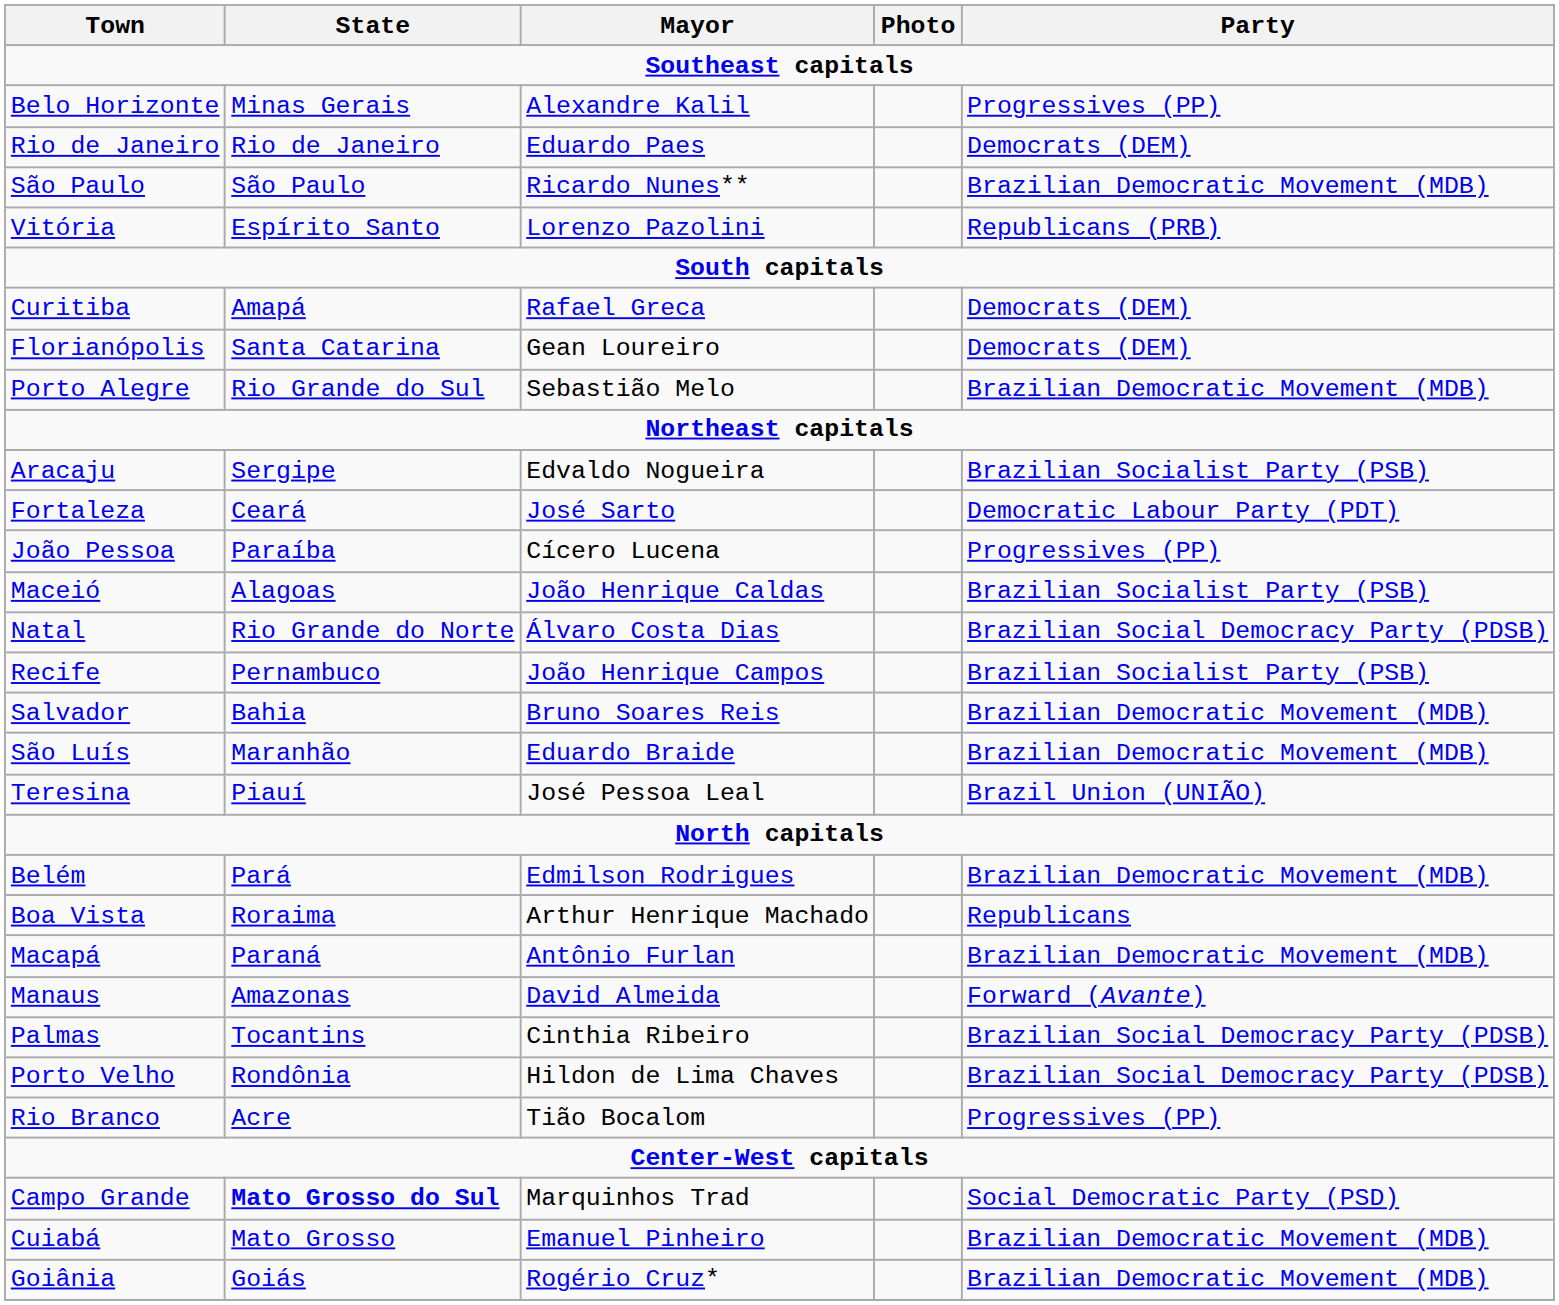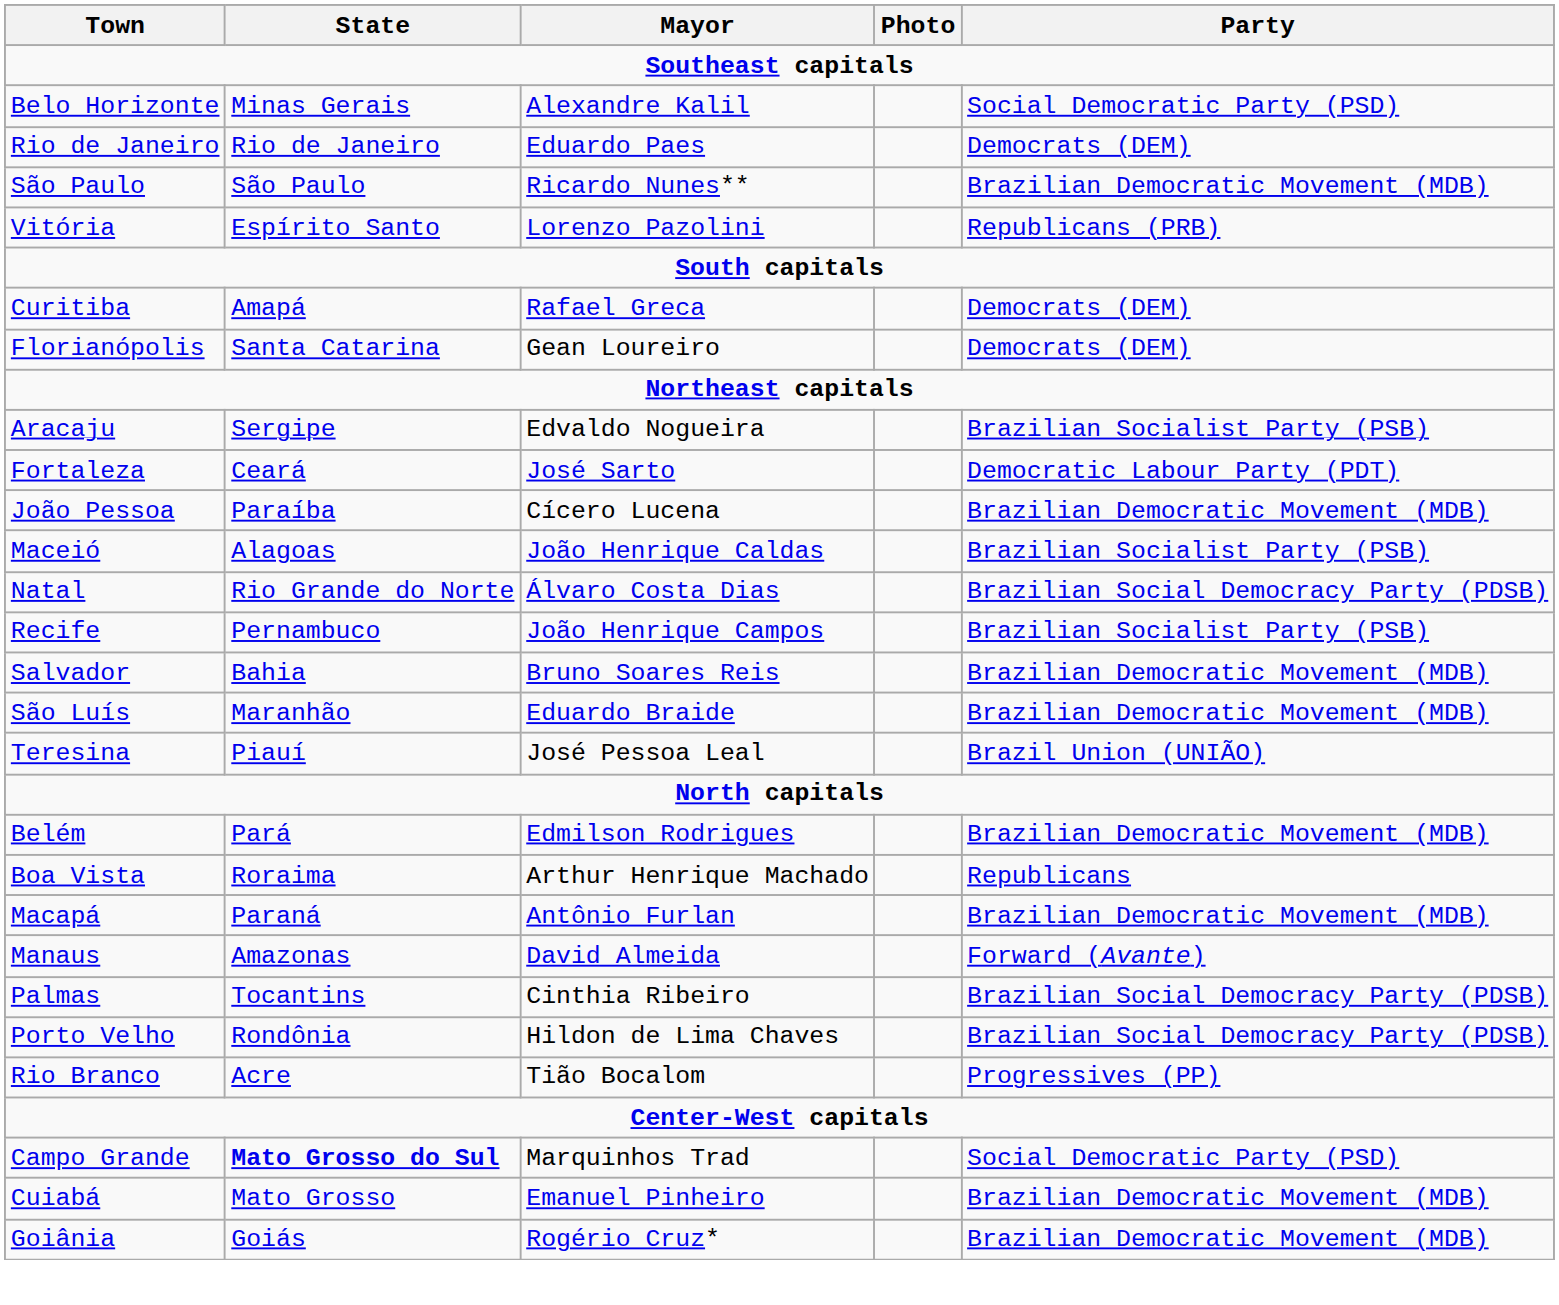(1094, 106) Progressives (PP) -> (1183, 106) Social Democratic Party (PSD)
- row: (100, 389)
(1094, 551) Progressives (PP) -> (1228, 511) Brazilian Democratic Movement (MDB)
